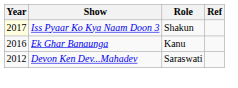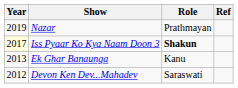+ row: (43, 28)
(179, 28) normal -> (180, 43) bold
(17, 43) 2016 -> (17, 59) 2013
